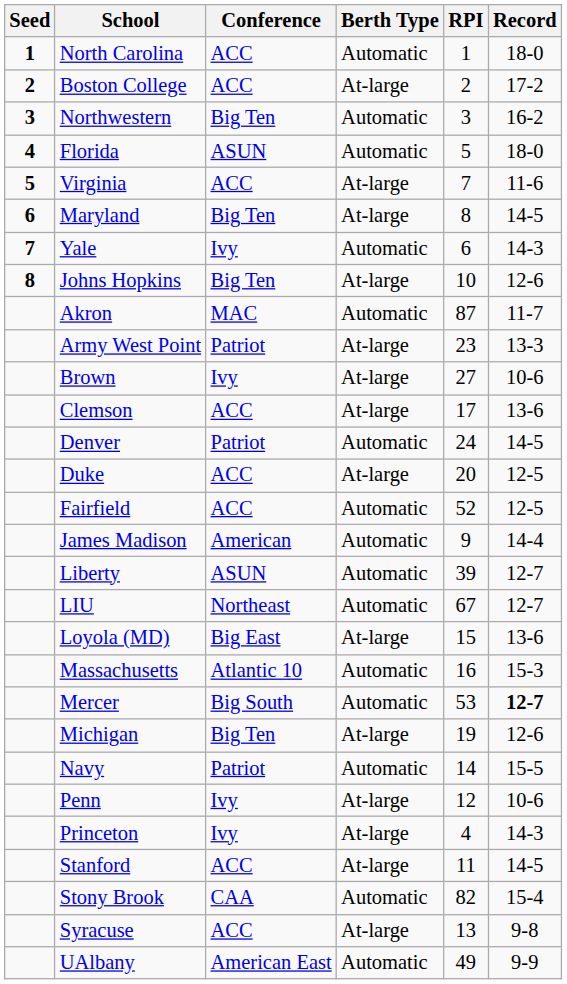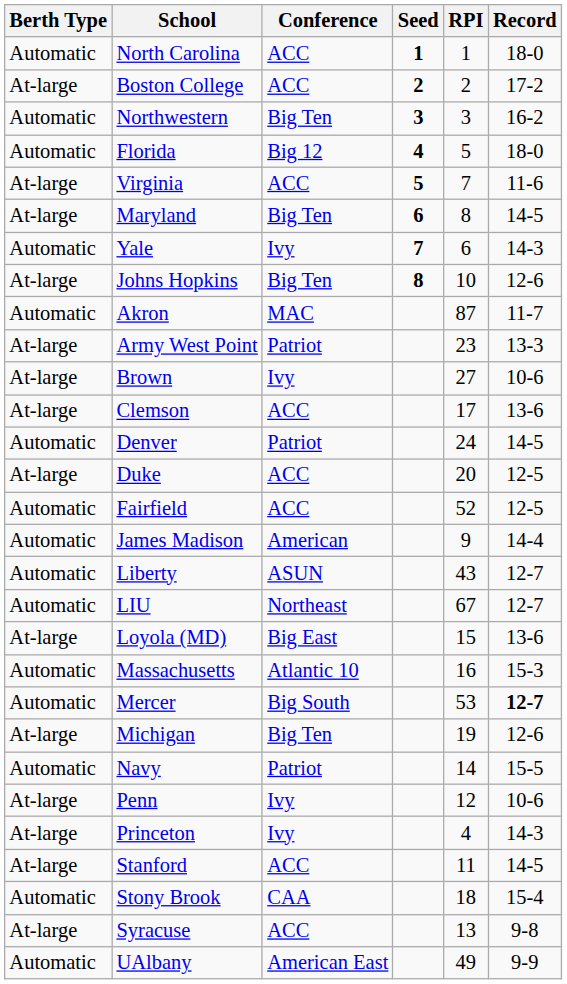columns swapped: (30, 20) <-> (390, 20)
(238, 150) ASUN -> (295, 150) Big 12
(466, 572) 39 -> (466, 572) 43
(466, 897) 82 -> (466, 897) 18
